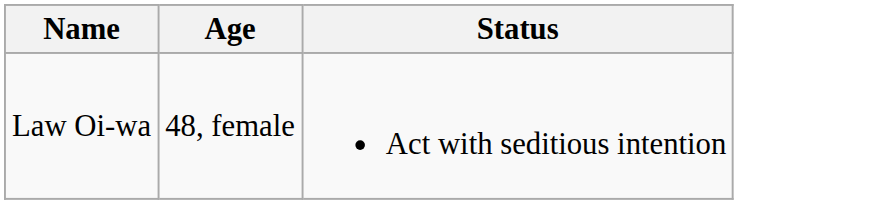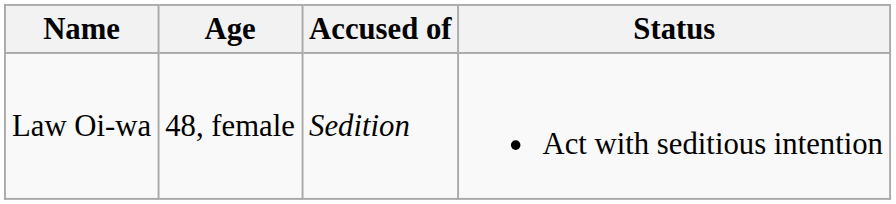+ column: (380, 28)
